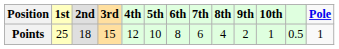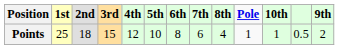columns swapped: (245, 14) <-> (320, 14)
